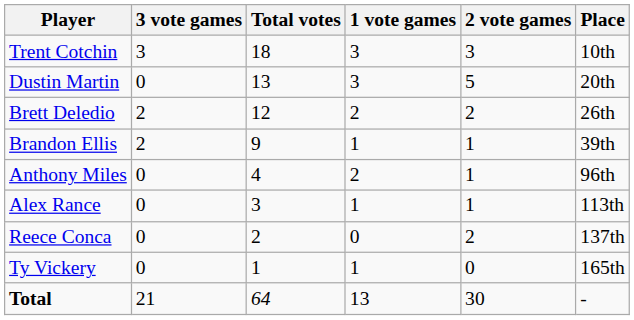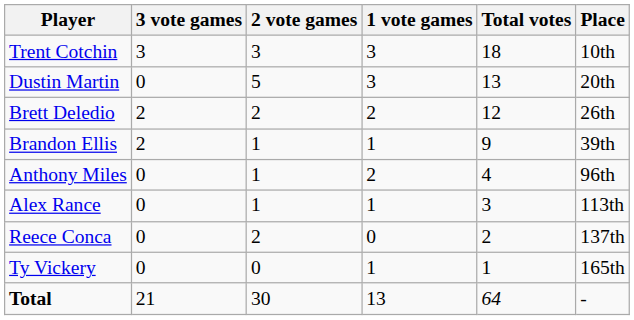columns swapped: (518, 19) <-> (296, 19)
